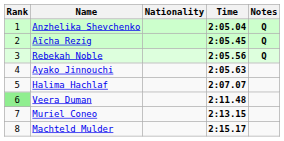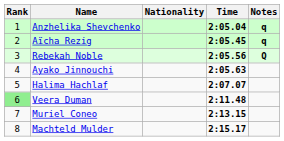(264, 26) Q -> (264, 26) q
(264, 41) Q -> (264, 41) q
